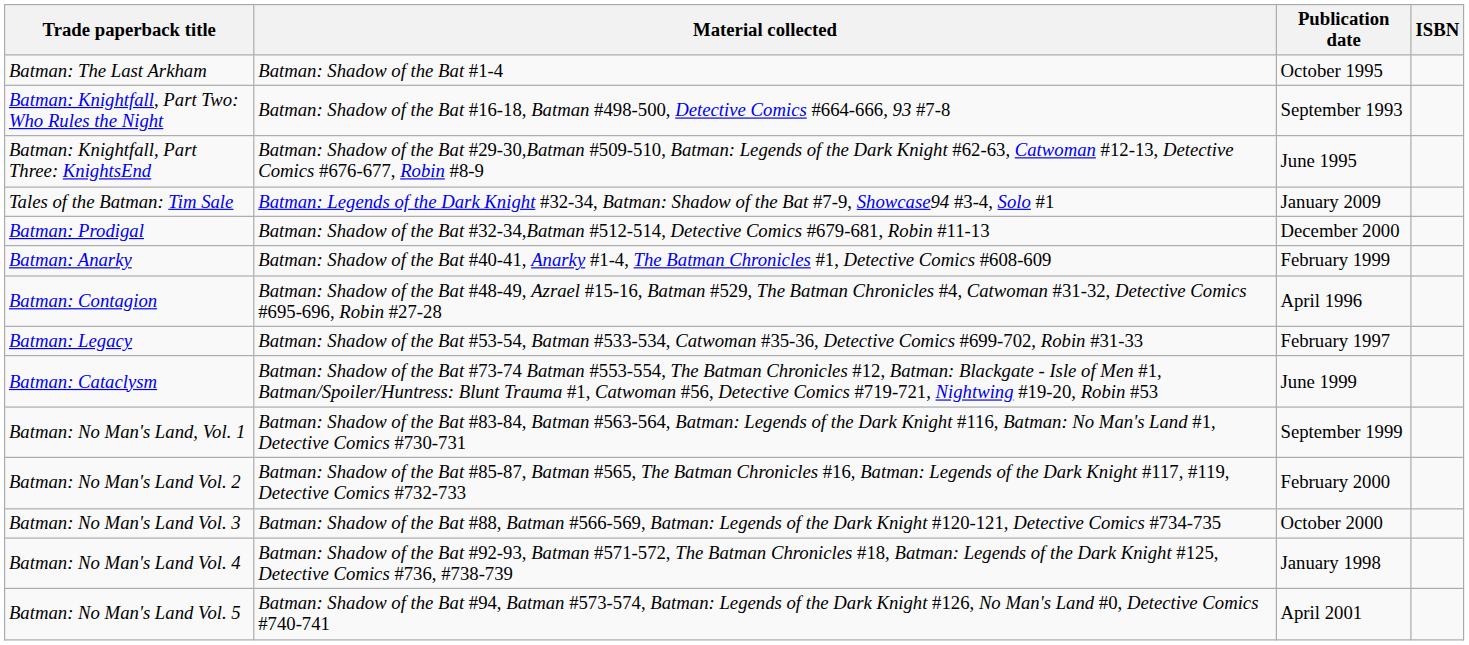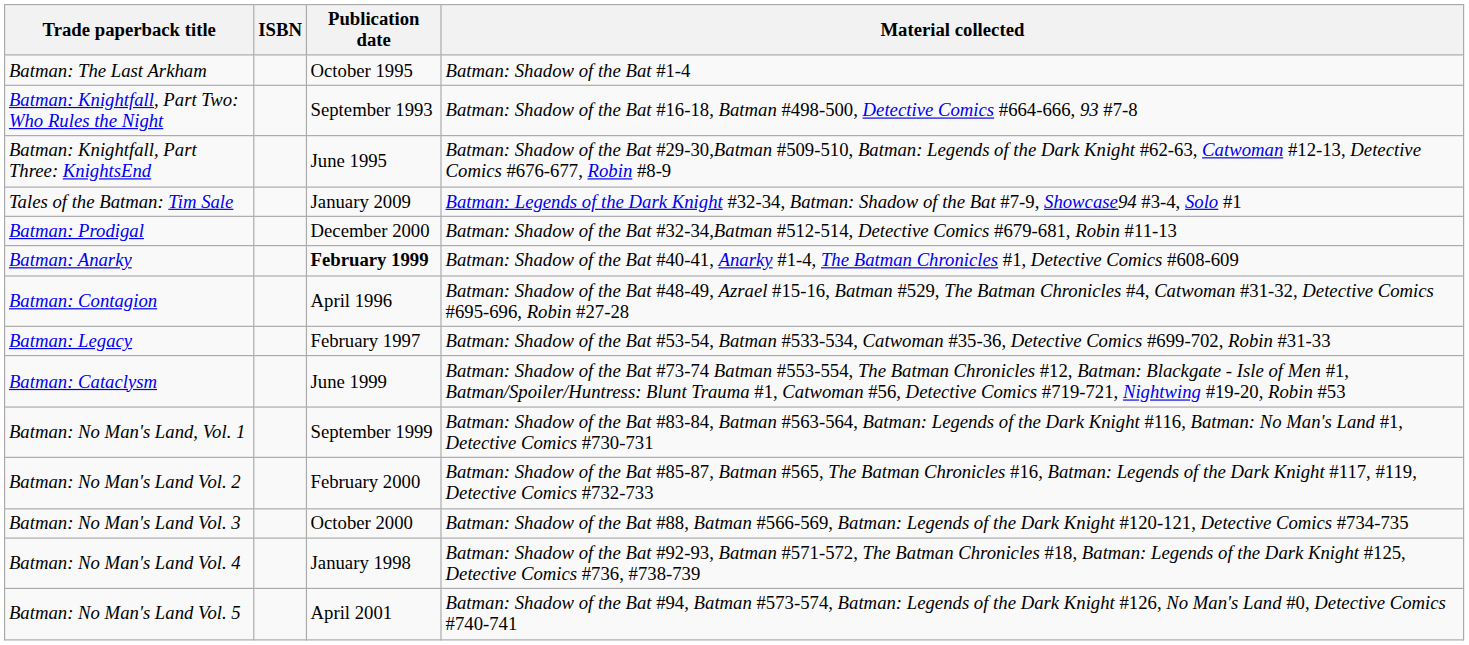columns swapped: (765, 29) <-> (1437, 29)
(1335, 260) normal -> (370, 260) bold
